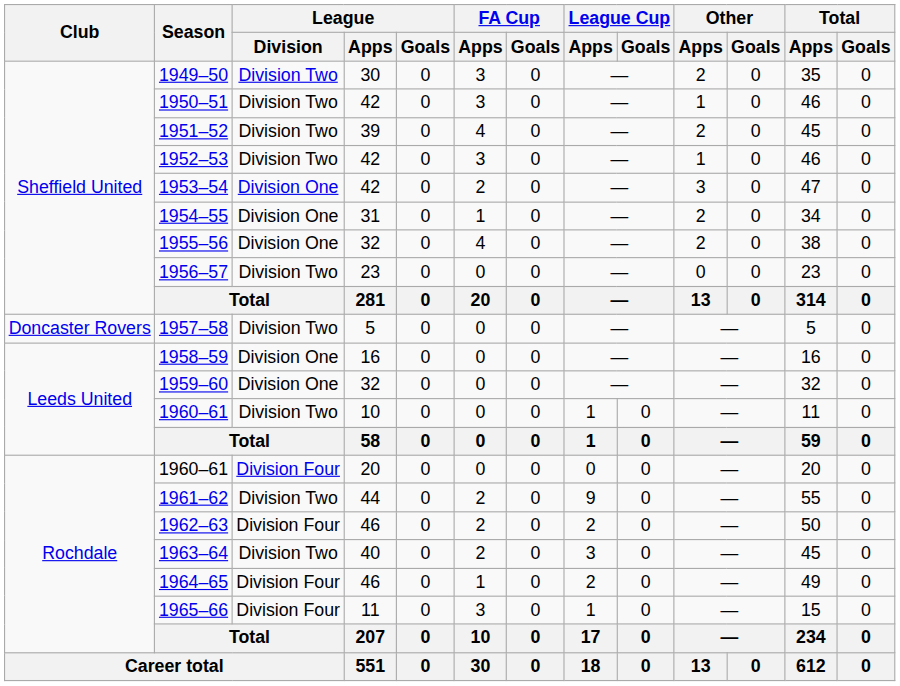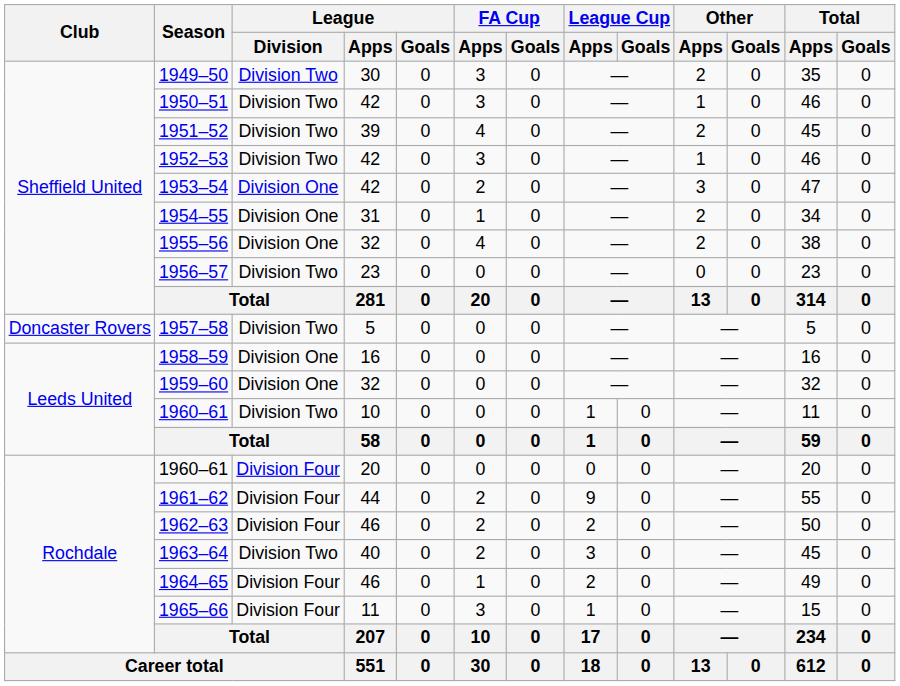(288, 497) Division Two -> (288, 497) Division Four
